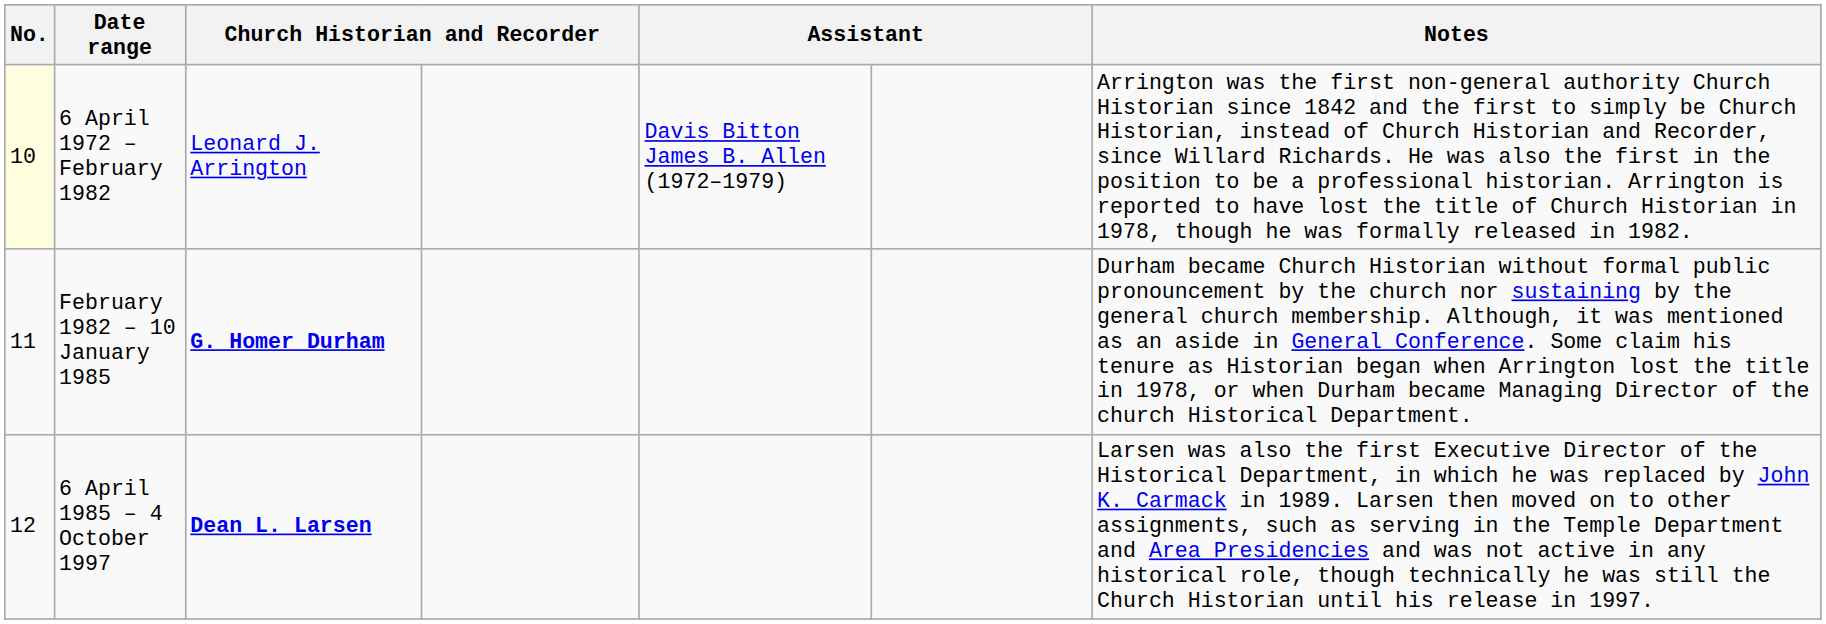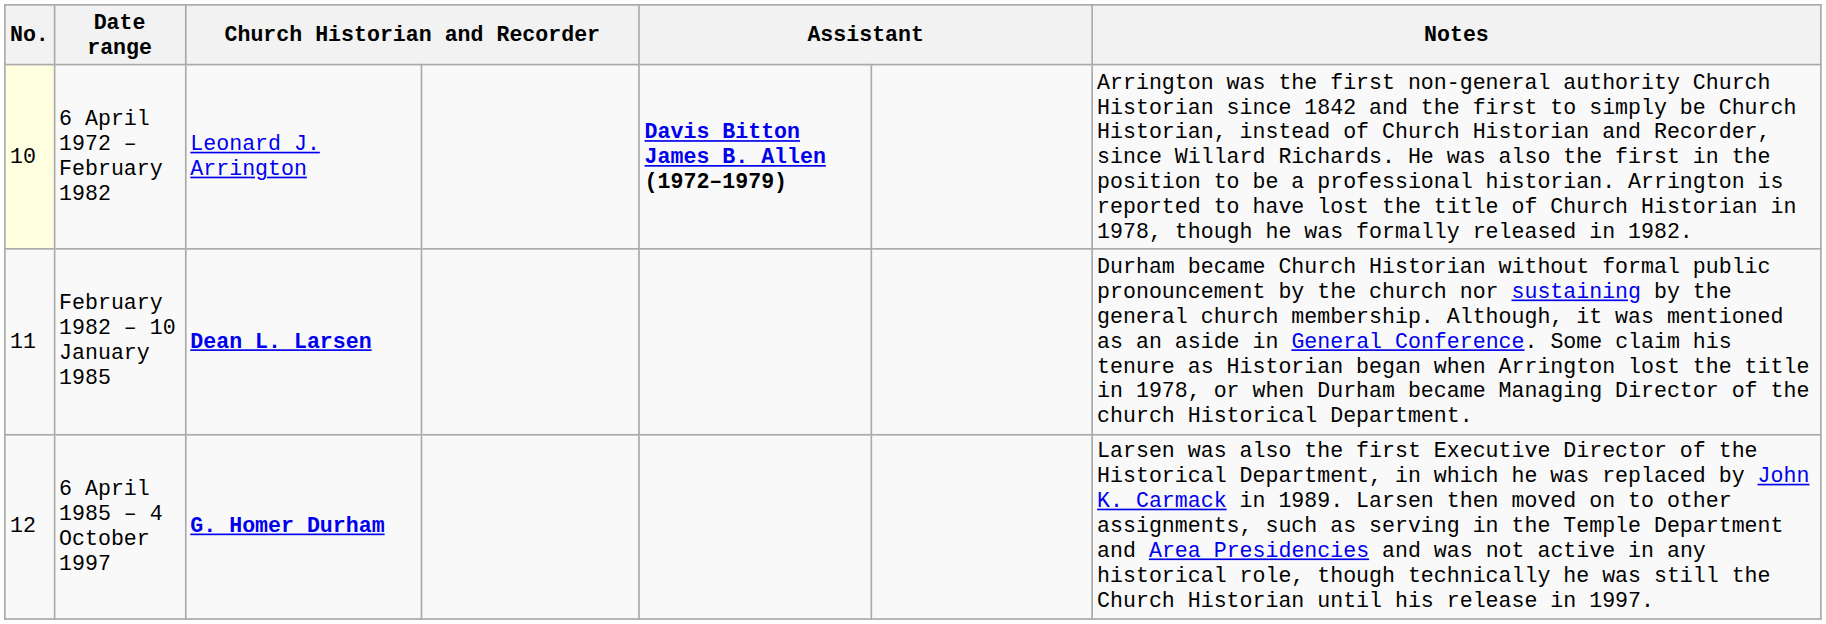(735, 157) normal -> (735, 157) bold
(287, 342) G. Homer Durham -> (281, 342) Dean L. Larsen
(281, 526) Dean L. Larsen -> (287, 526) G. Homer Durham
